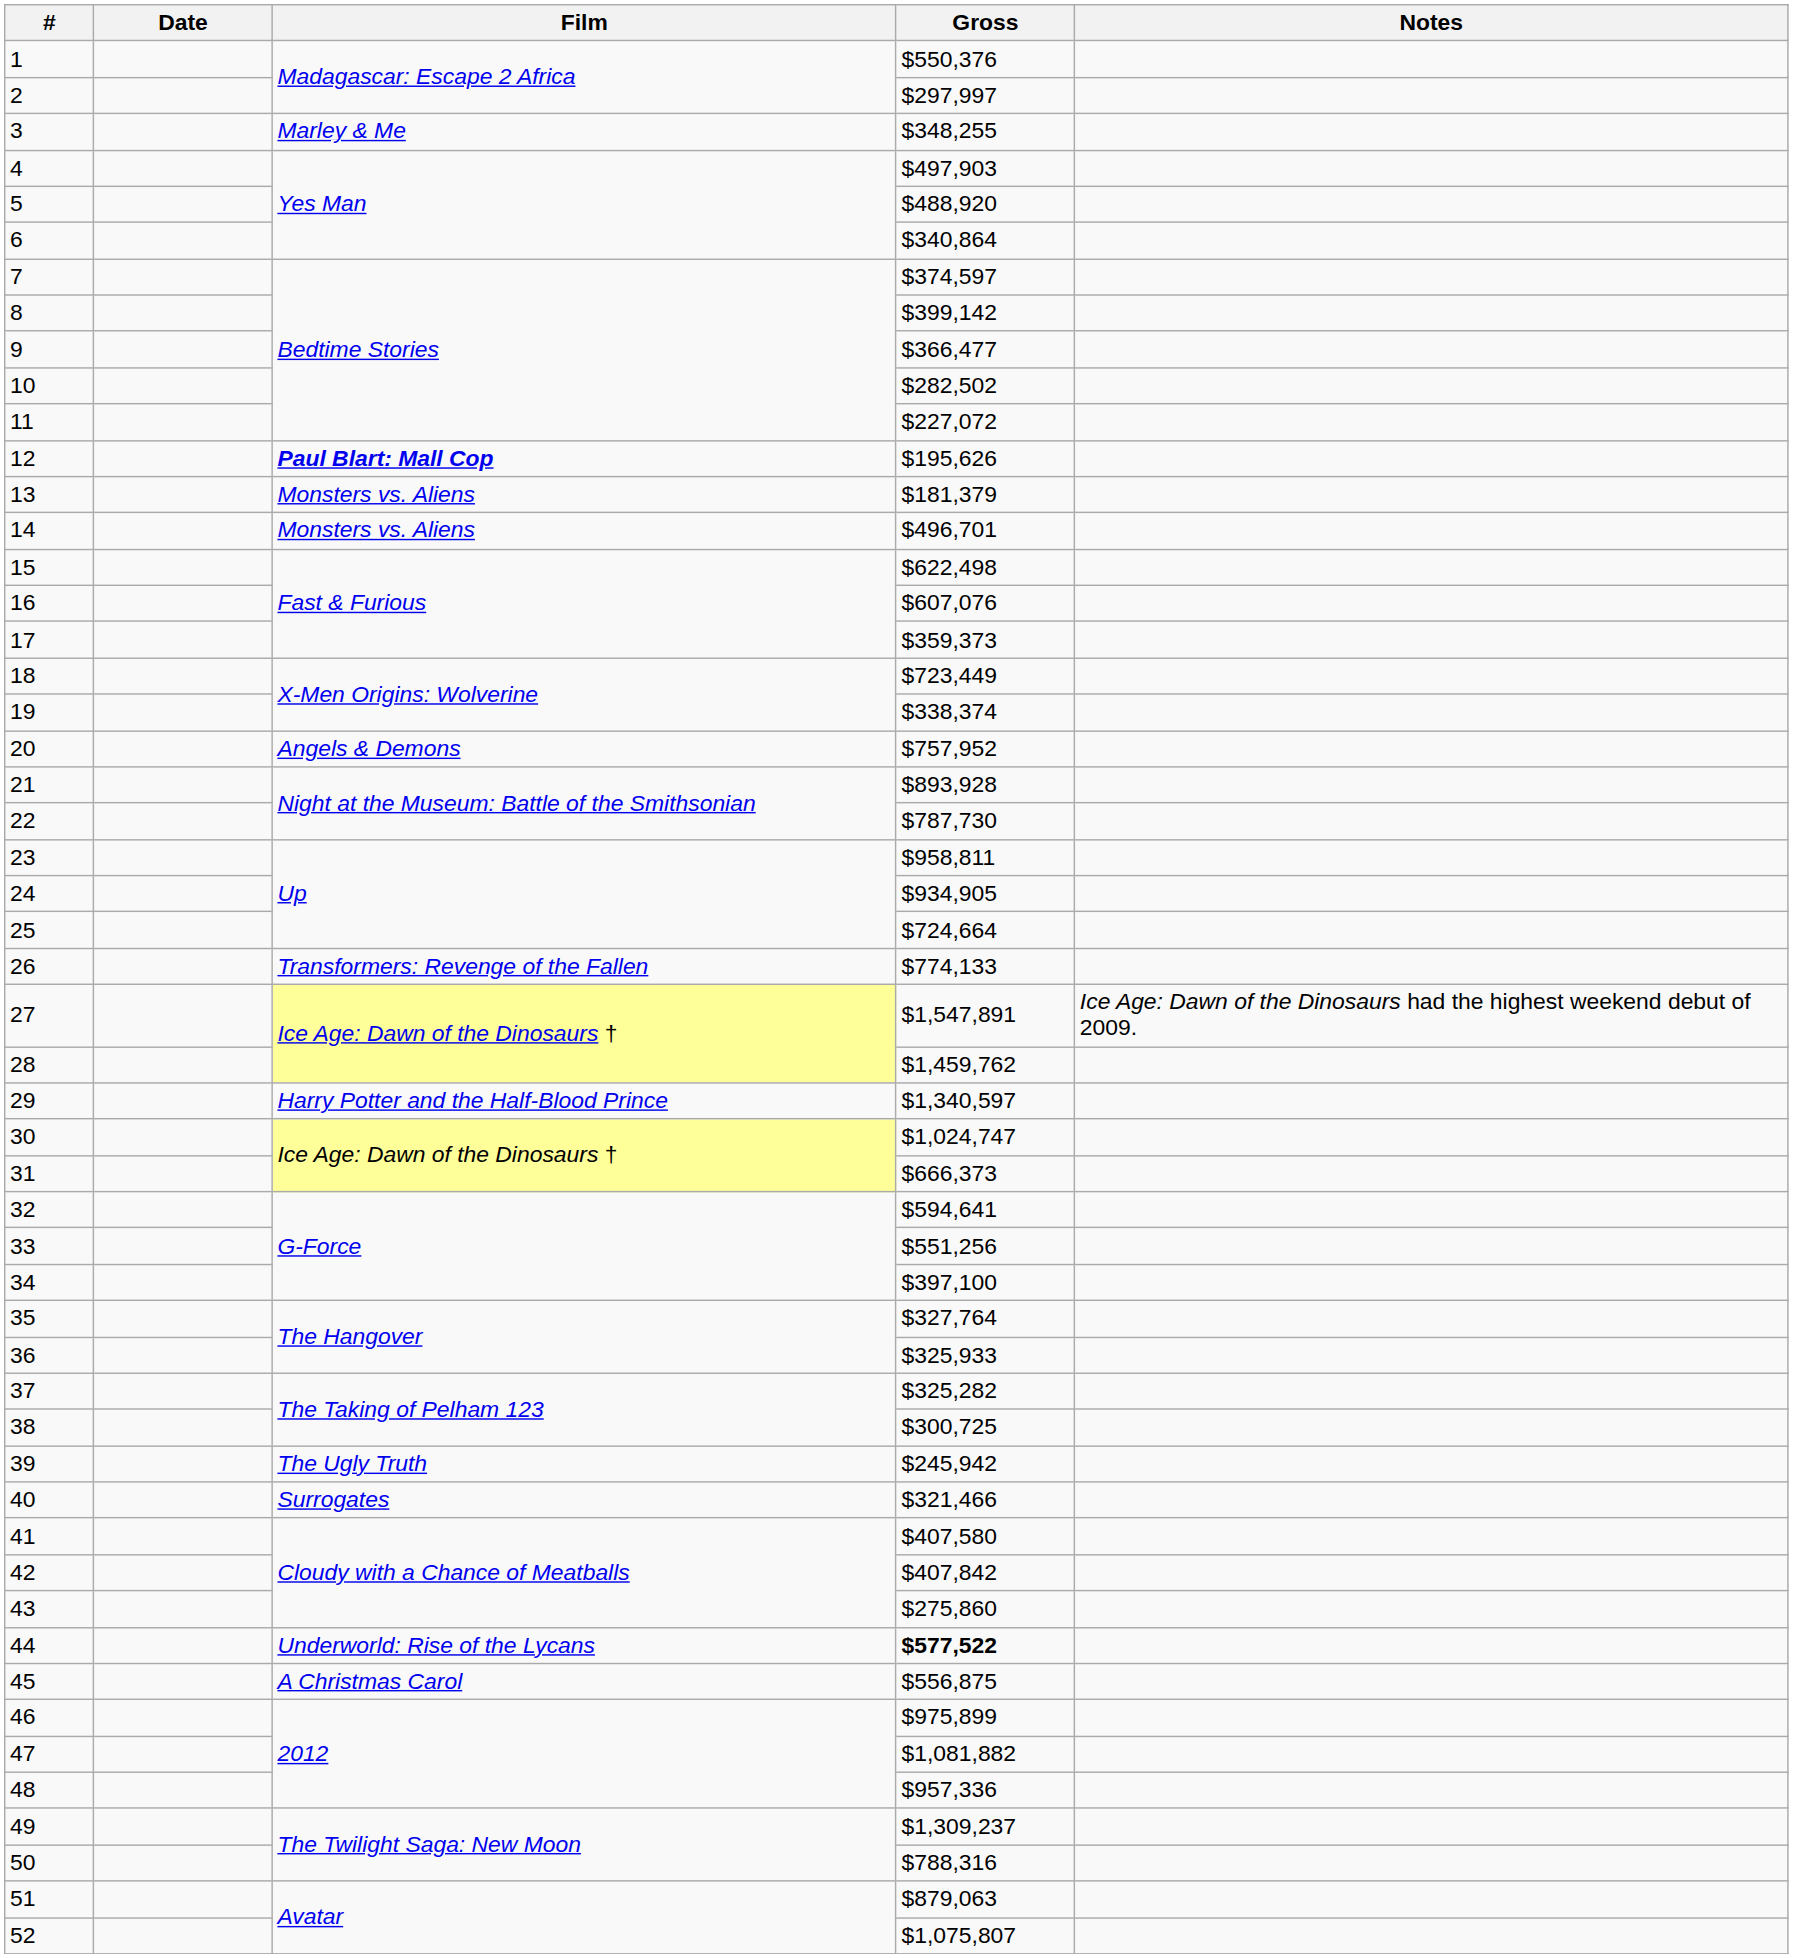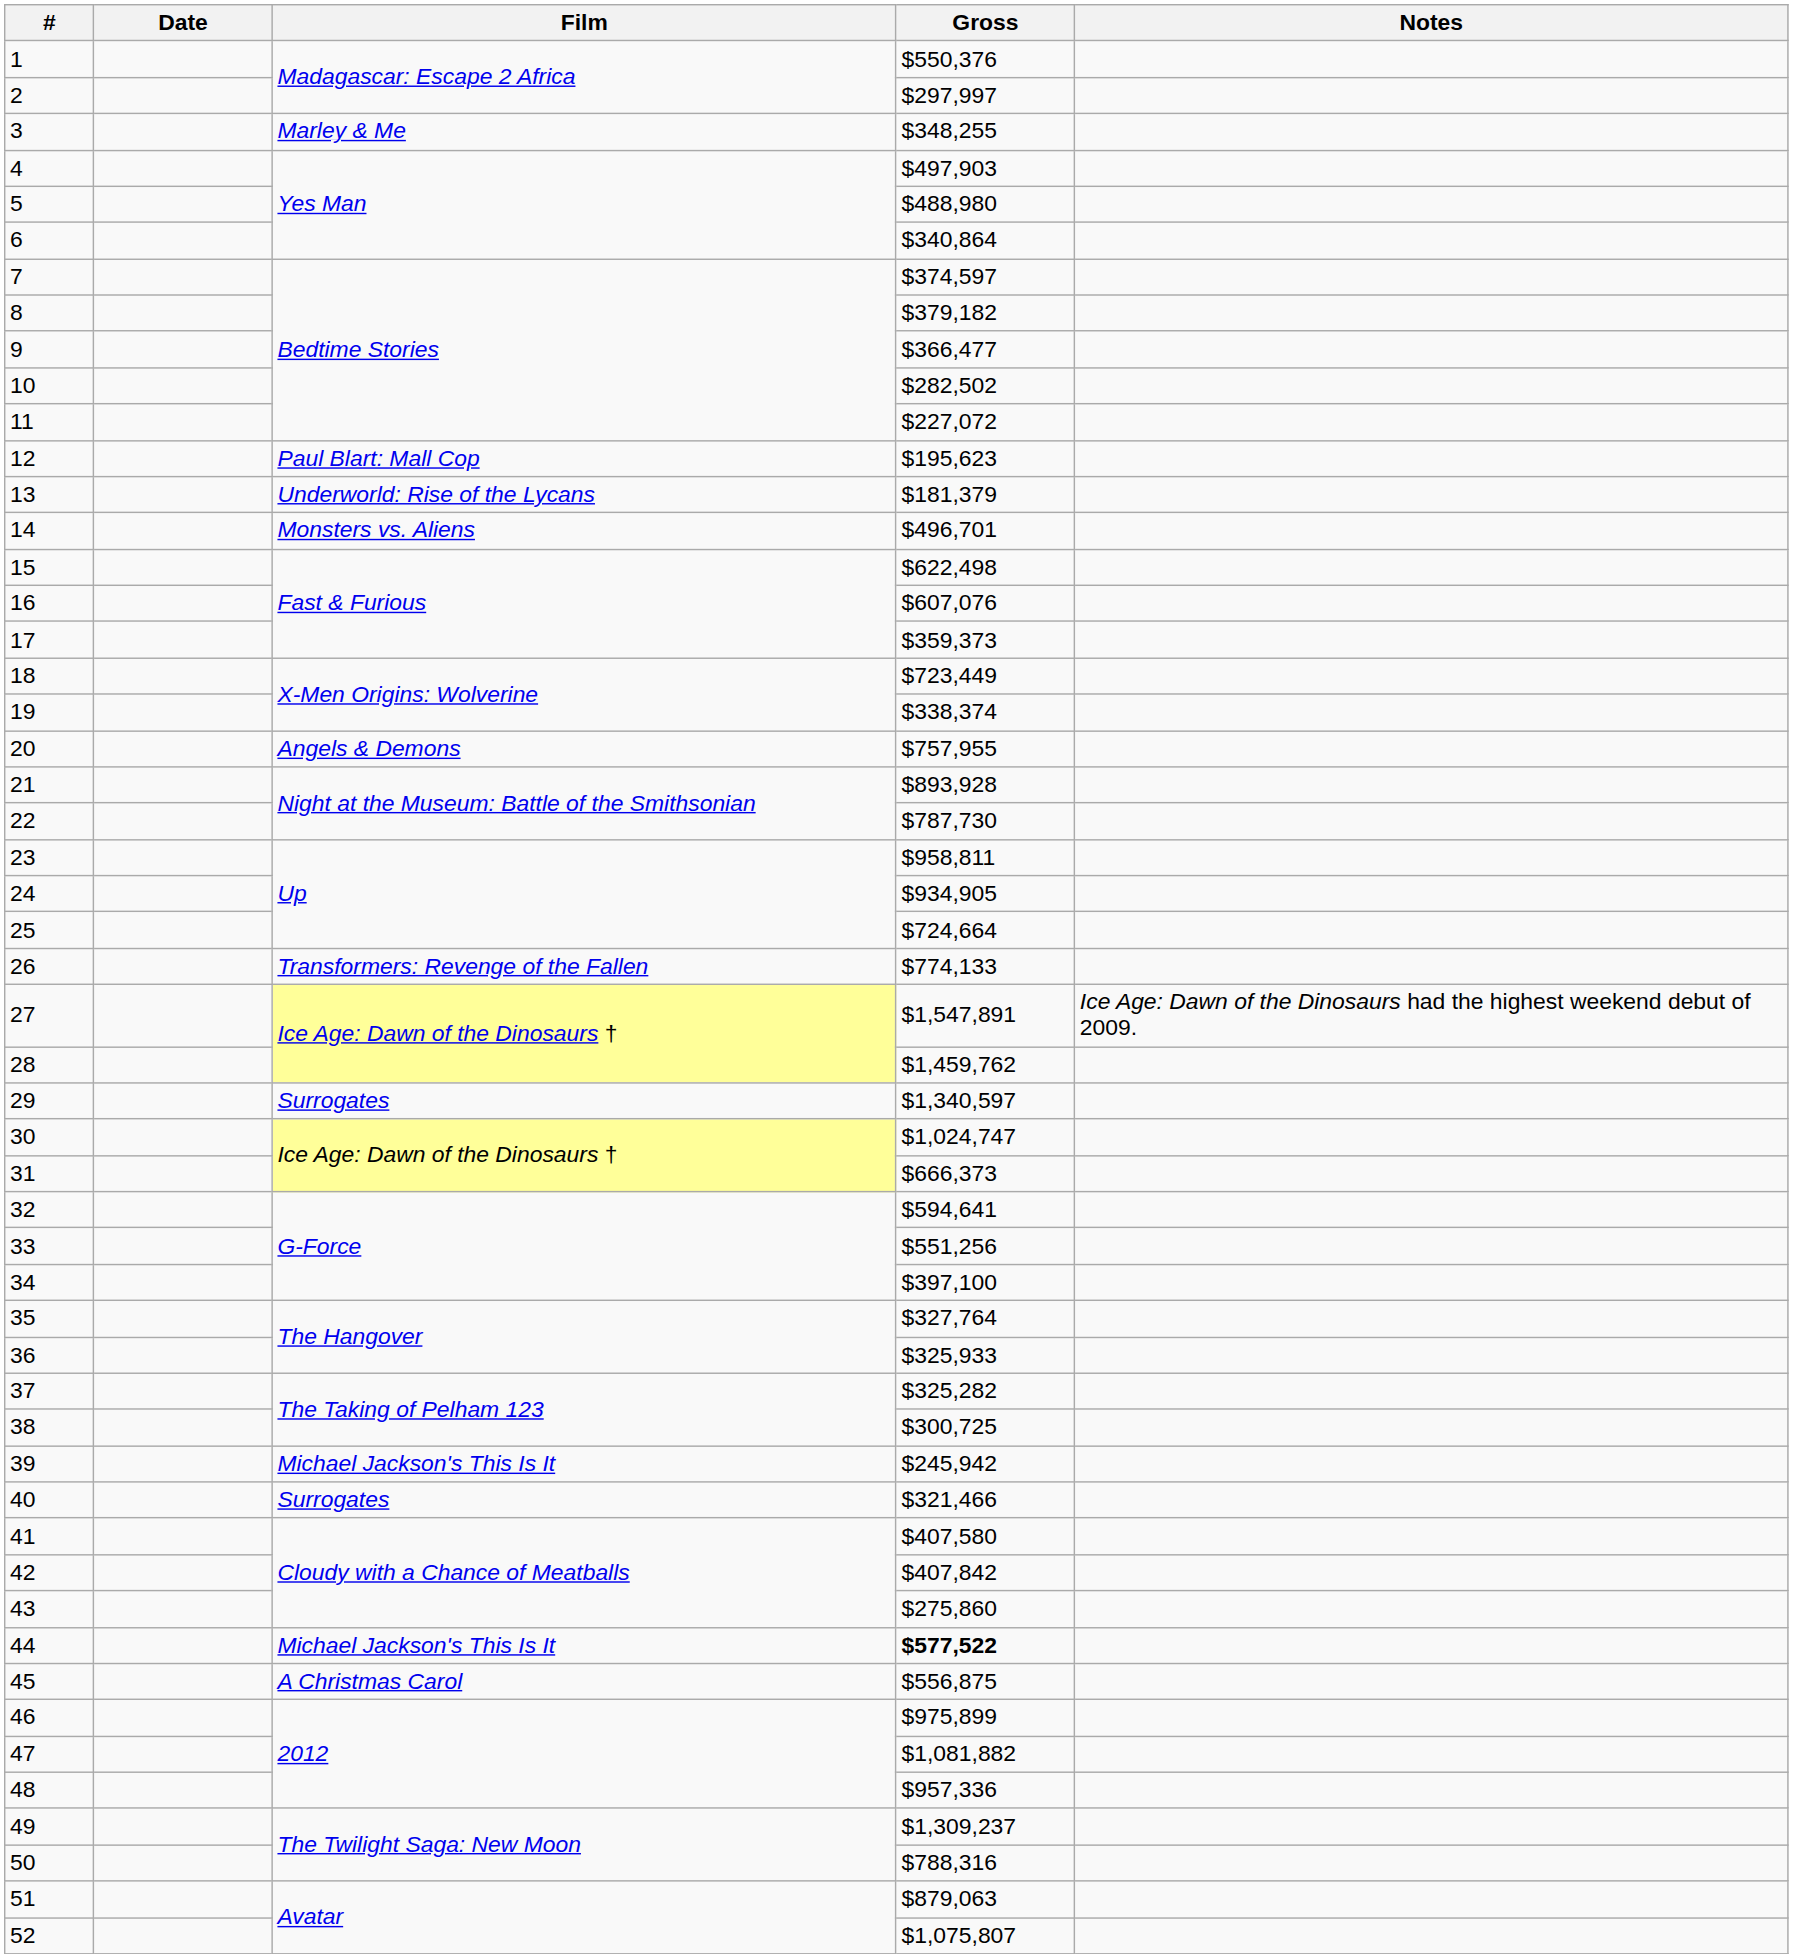(949, 204) $488,920 -> (949, 204) $488,980
(949, 312) $399,142 -> (949, 312) $379,182
(385, 458) bold -> (379, 458) normal
(949, 458) $195,626 -> (949, 458) $195,623
(376, 494) Monsters vs. Aliens -> (436, 494) Underworld: Rise of the Lycans
(949, 748) $757,952 -> (949, 748) $757,955
(473, 1100) Harry Potter and the Half-Blood Prince -> (333, 1100) Surrogates
(352, 1463) The Ugly Truth -> (416, 1463) Michael Jackson's This Is It
(436, 1644) Underworld: Rise of the Lycans -> (416, 1644) Michael Jackson's This Is It
